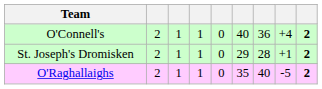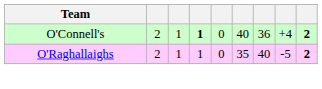(200, 34) normal -> (200, 34) bold
- row: (76, 53)
